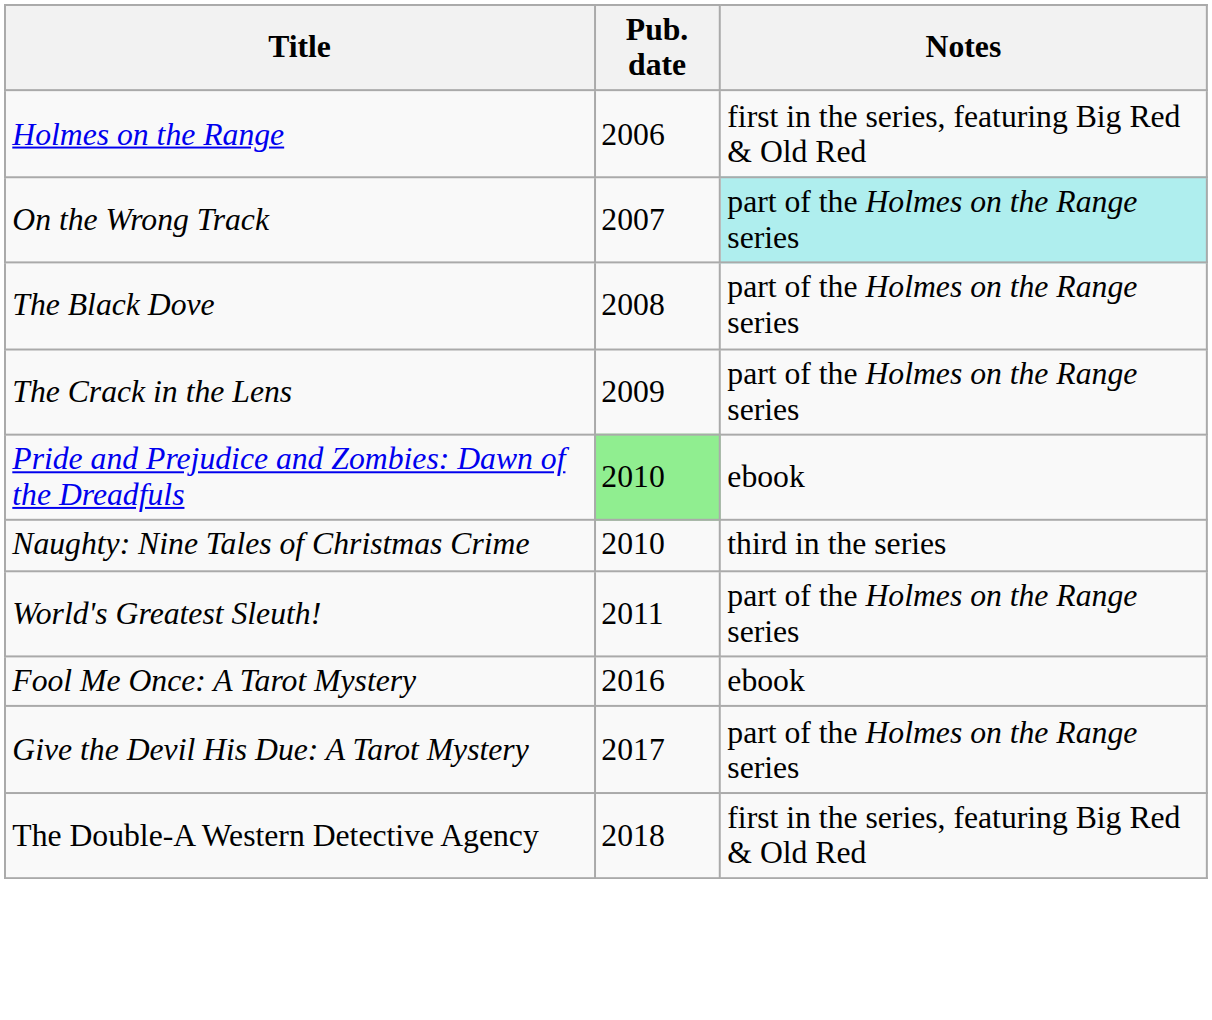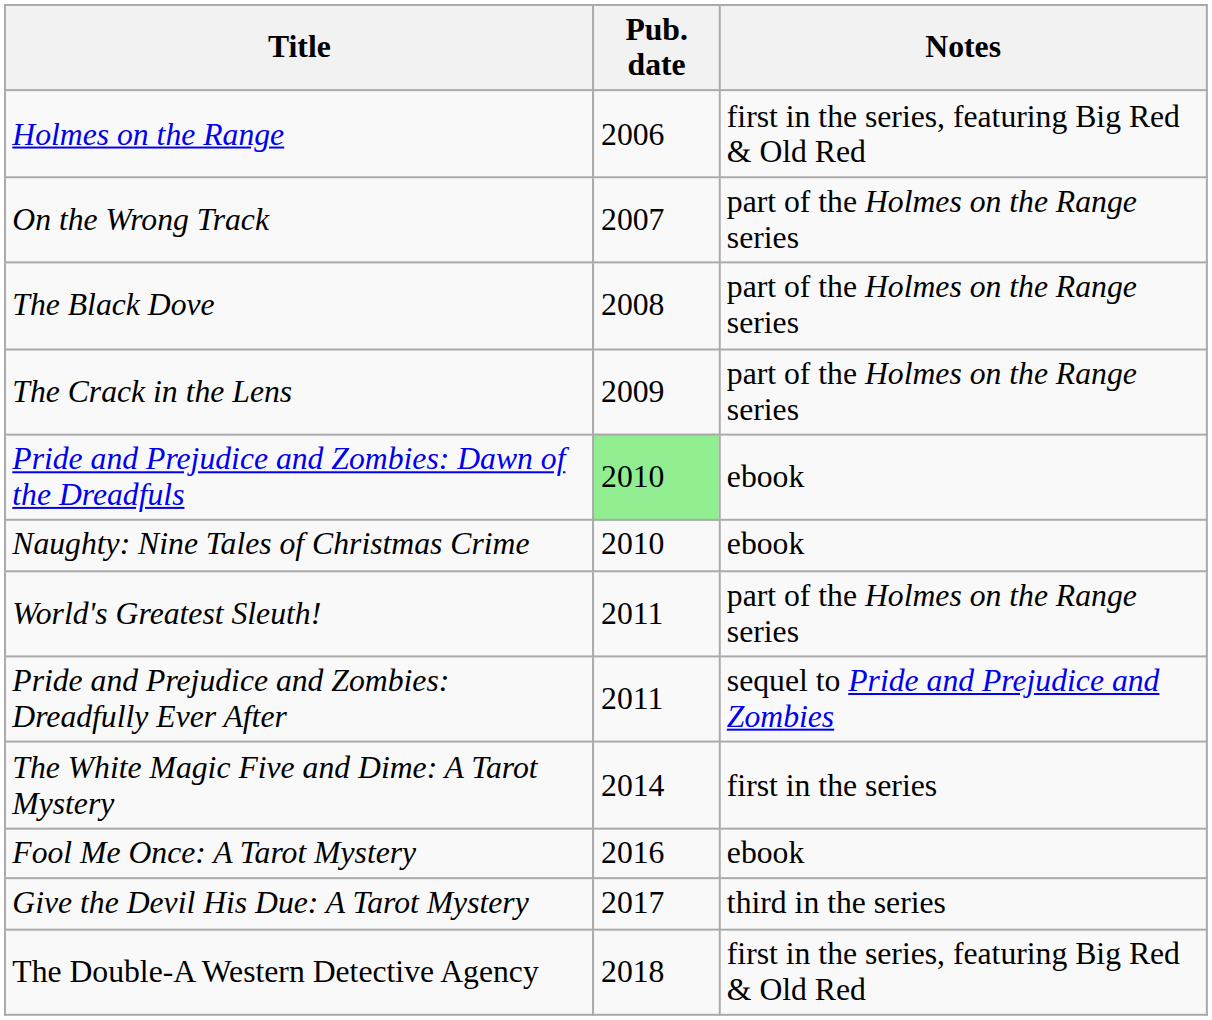(932, 219) paleturquoise background -> (932, 219) no background
(837, 544) third in the series -> (766, 544) ebook
+ row: (231, 698)
+ row: (275, 784)
(932, 749) part of the Holmes on the Range series -> (836, 903) third in the series
